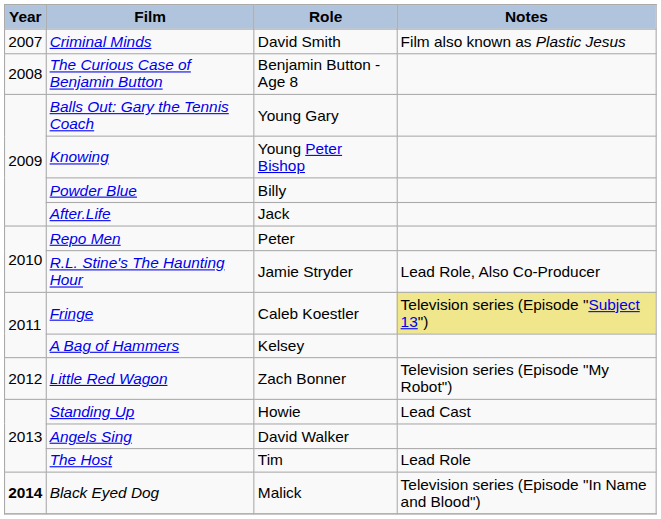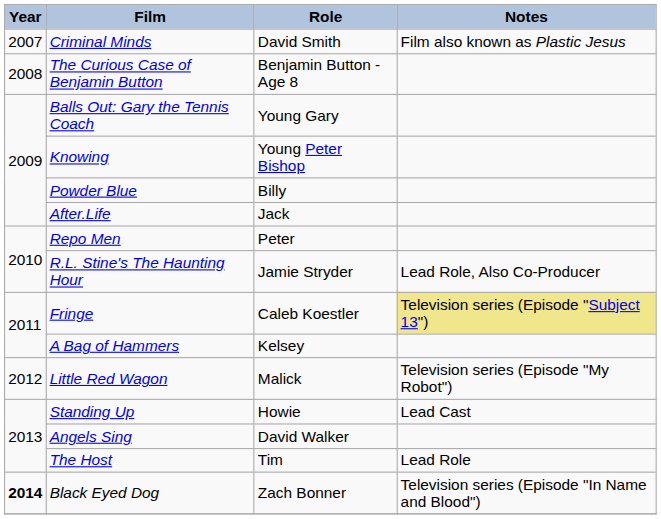(302, 379) Zach Bonner -> (280, 379) Malick
(280, 494) Malick -> (302, 494) Zach Bonner
